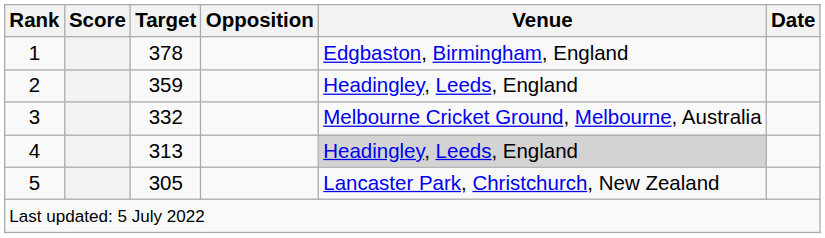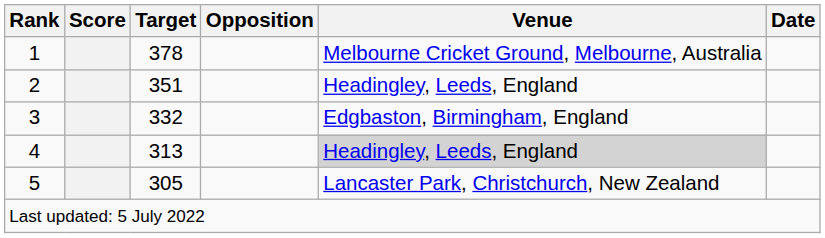(476, 53) Edgbaston, Birmingham, England -> (542, 53) Melbourne Cricket Ground, Melbourne, Australia
(166, 85) 359 -> (166, 85) 351
(542, 118) Melbourne Cricket Ground, Melbourne, Australia -> (476, 118) Edgbaston, Birmingham, England
